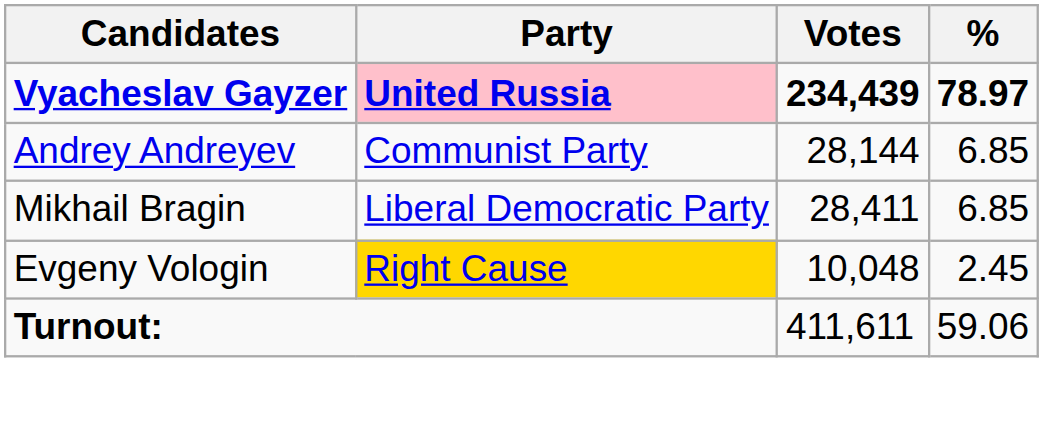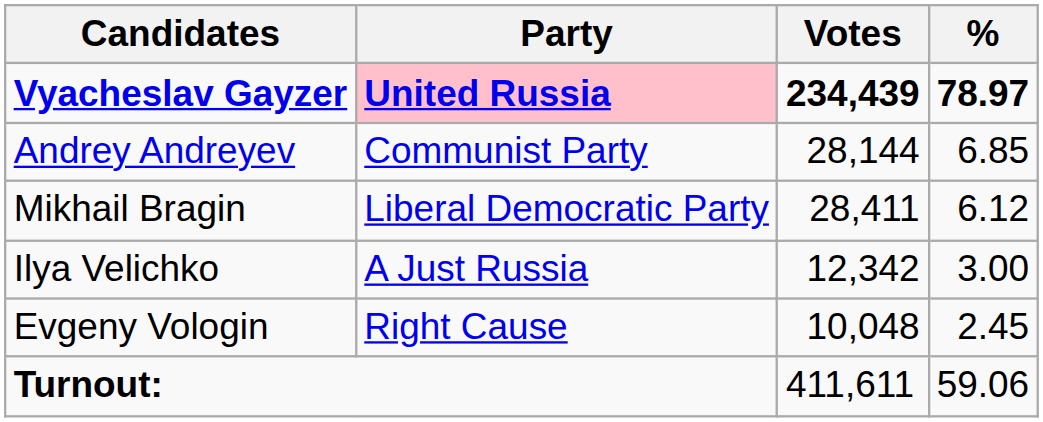(993, 209) 6.85 -> (993, 209) 6.12
+ row: (116, 268)
(466, 268) gold background -> (466, 326) no background
